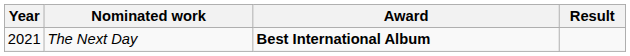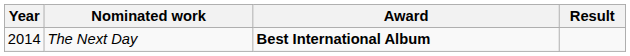(24, 39) 2021 -> (24, 39) 2014
